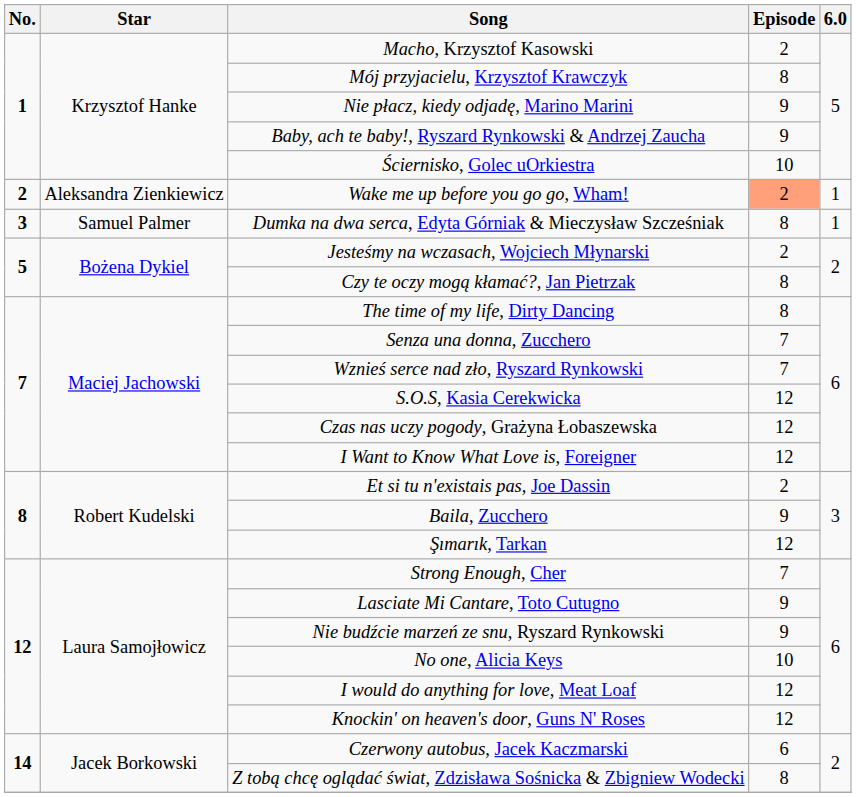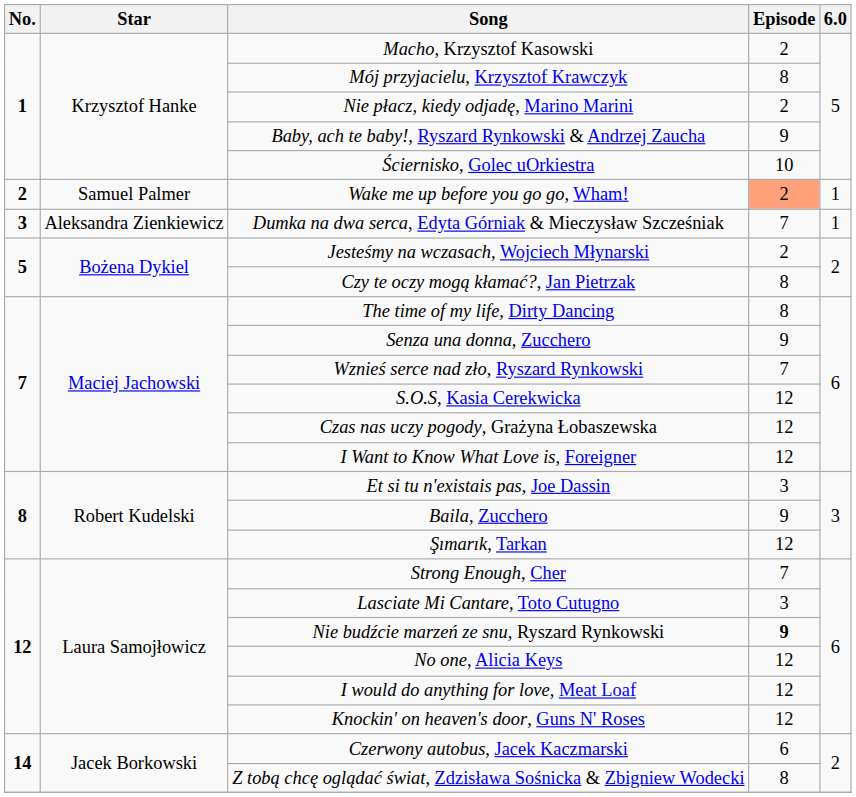(784, 106) 9 -> (784, 106) 2
(134, 194) Aleksandra Zienkiewicz -> (134, 194) Samuel Palmer
(134, 223) Samuel Palmer -> (134, 223) Aleksandra Zienkiewicz
(784, 223) 8 -> (784, 223) 7
(784, 340) 7 -> (784, 340) 9
(784, 485) 2 -> (784, 485) 3
(784, 602) 9 -> (784, 602) 3
(784, 631) normal -> (784, 631) bold
(784, 661) 10 -> (784, 661) 12
